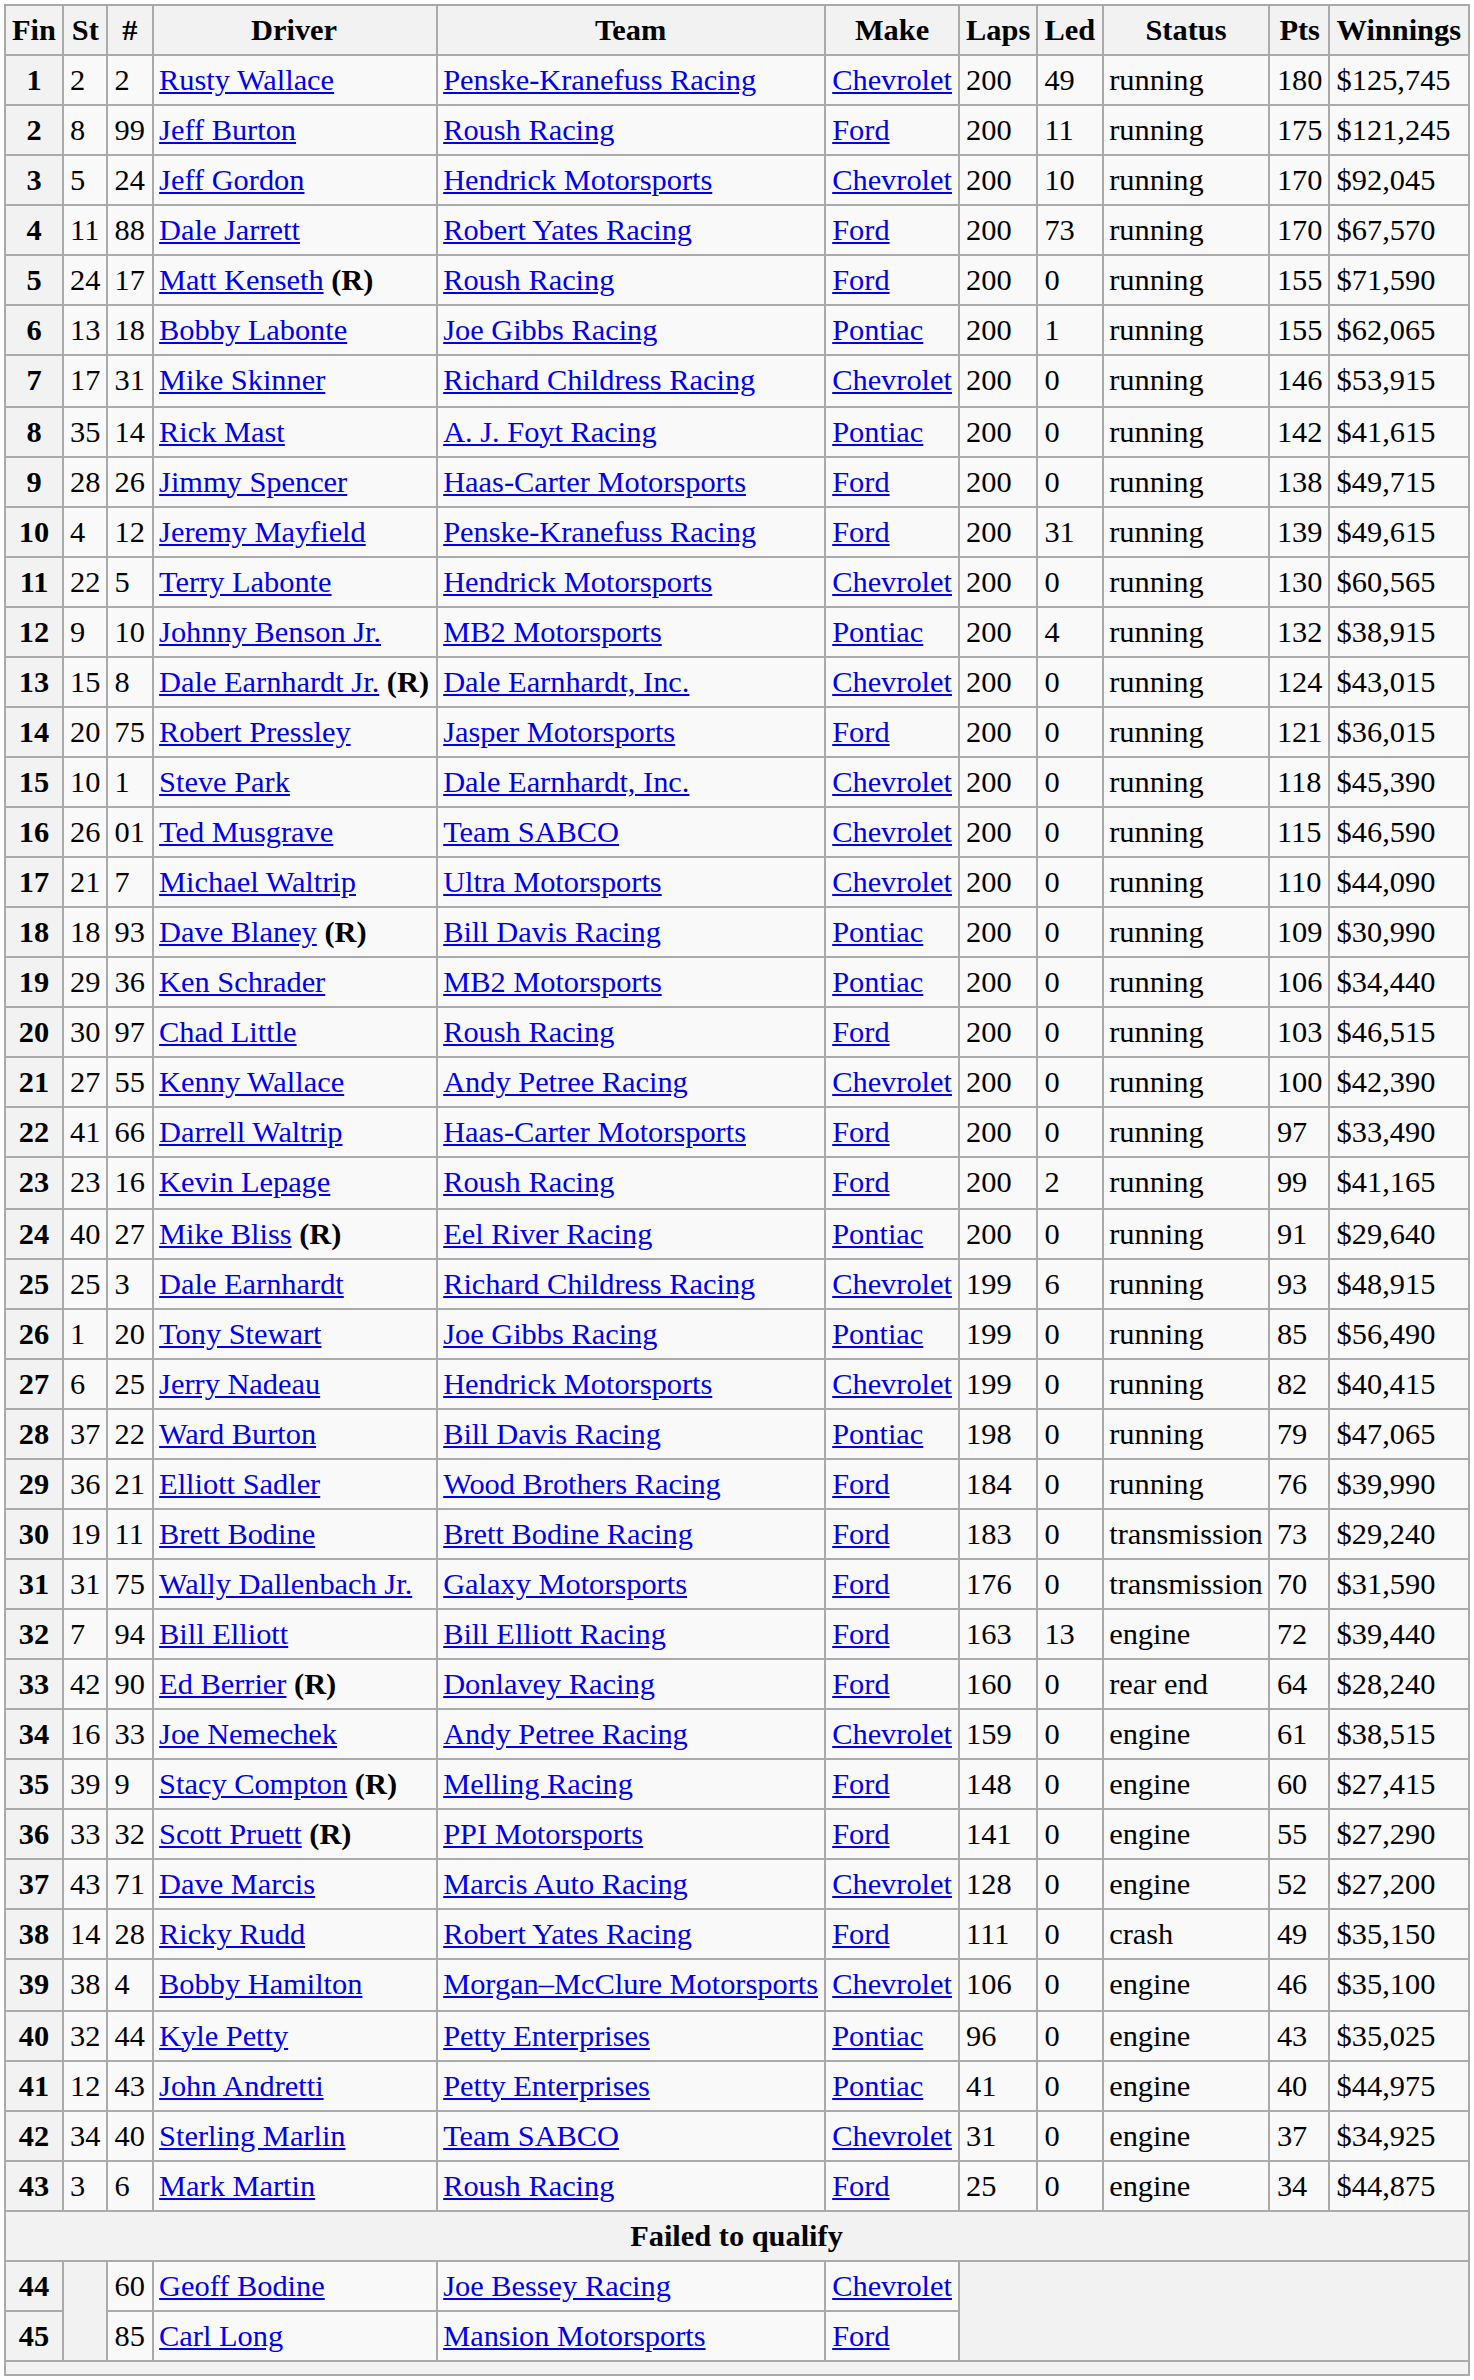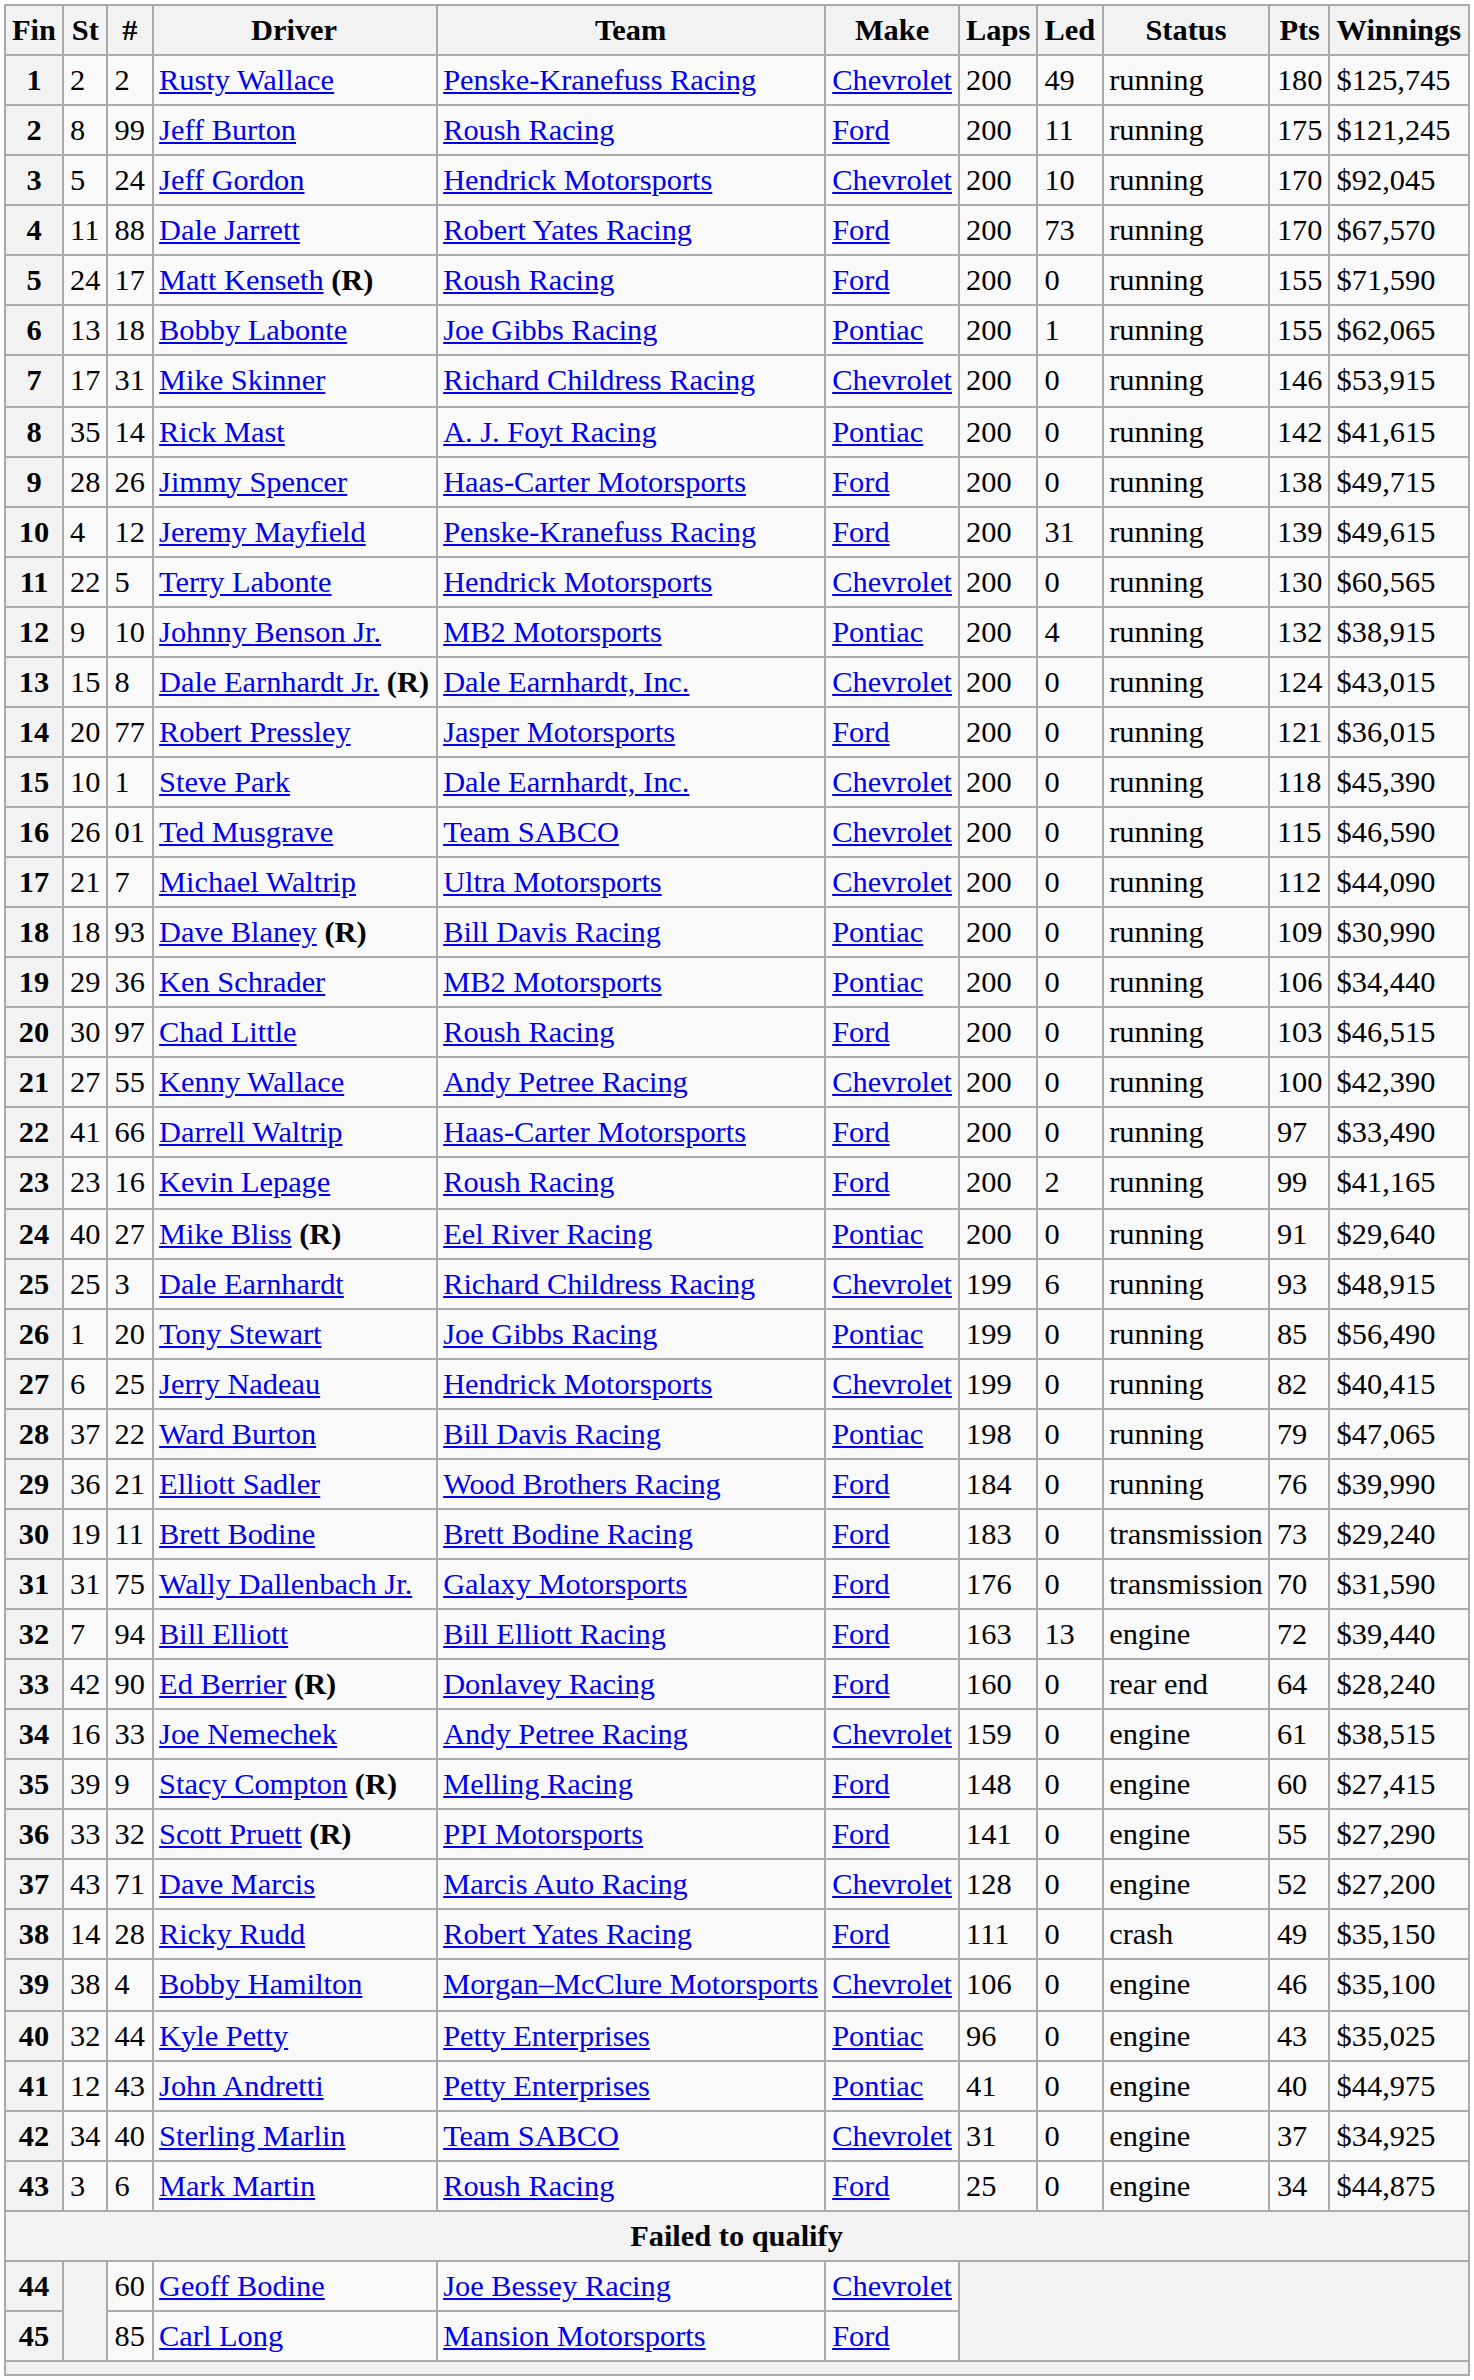(130, 731) 75 -> (130, 731) 77
(1299, 881) 110 -> (1299, 881) 112
